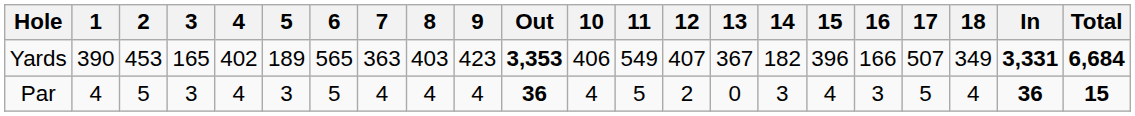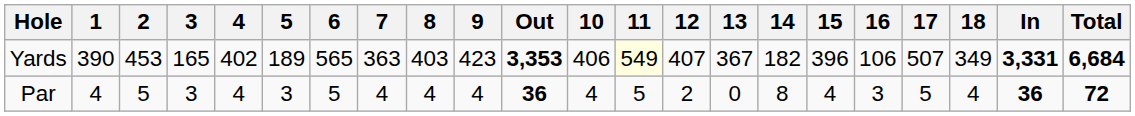(639, 57) no background -> (639, 57) lightyellow background
(878, 57) 166 -> (878, 57) 106
(782, 93) 3 -> (782, 93) 8
(1097, 93) 15 -> (1097, 93) 72
